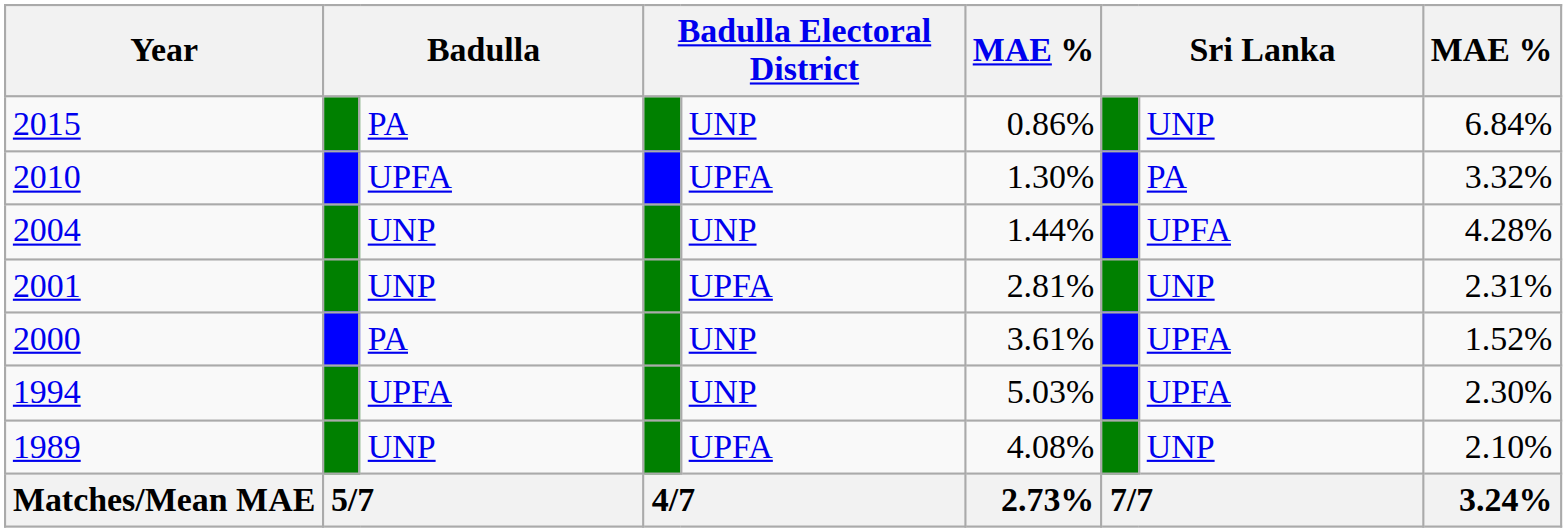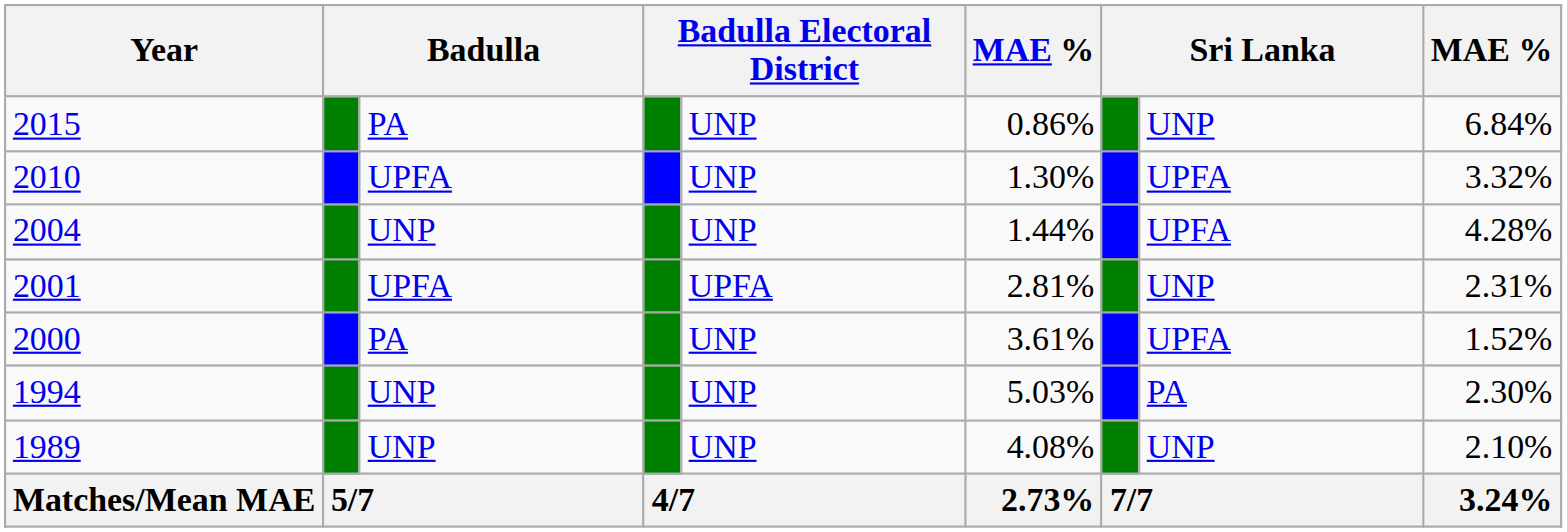(731, 177) UPFA -> (723, 177) UNP
(1167, 177) PA -> (1189, 177) UPFA
(402, 284) UNP -> (410, 284) UPFA
(410, 392) UPFA -> (402, 392) UNP
(1189, 392) UPFA -> (1167, 392) PA
(731, 446) UPFA -> (723, 446) UNP
